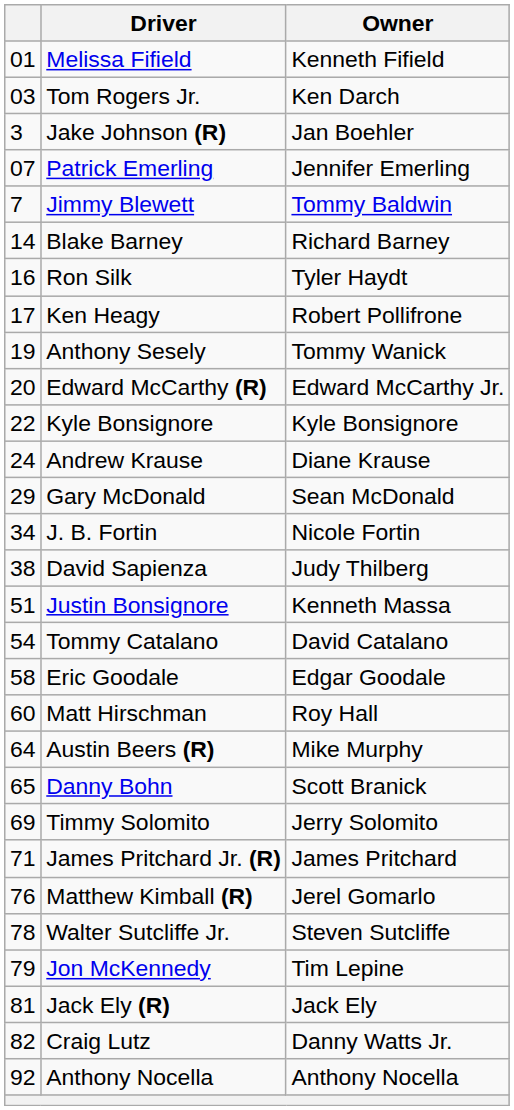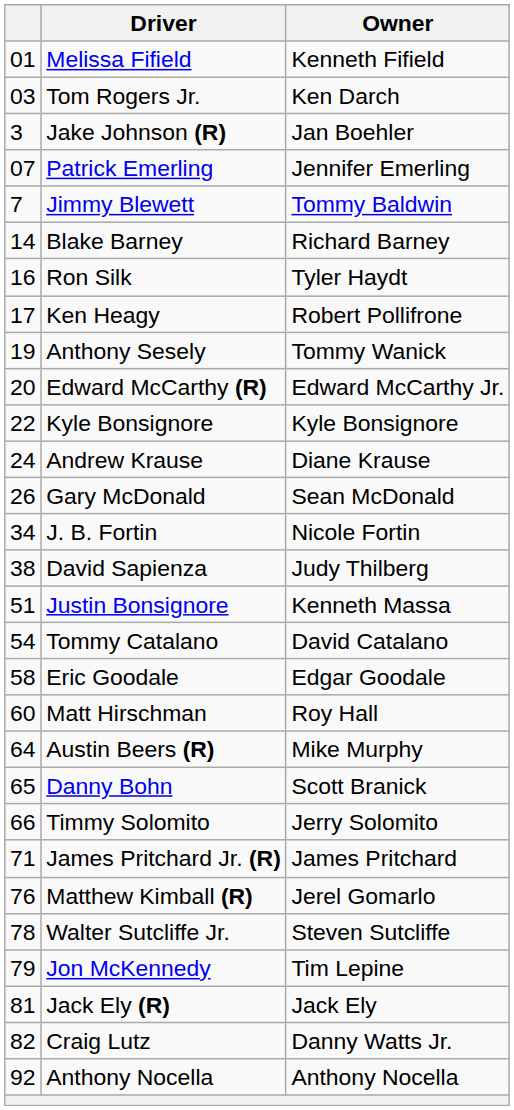(23, 495) 29 -> (23, 495) 26
(23, 822) 69 -> (23, 822) 66
